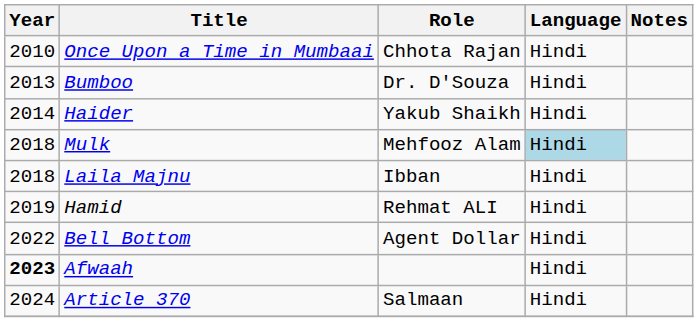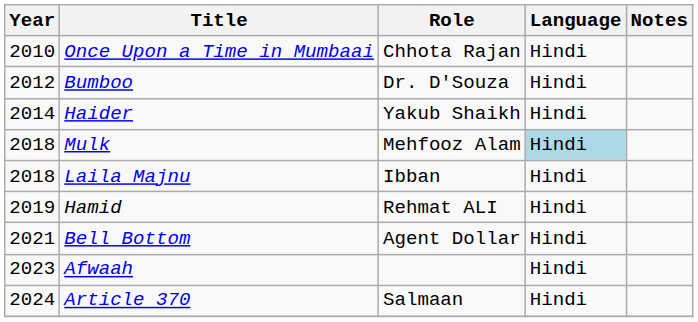(32, 83) 2013 -> (32, 83) 2012
(32, 238) 2022 -> (32, 238) 2021
(32, 269) bold -> (32, 269) normal
